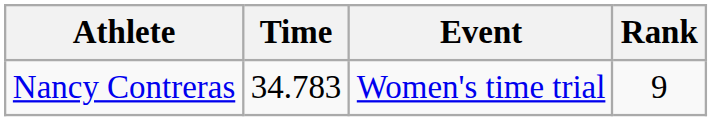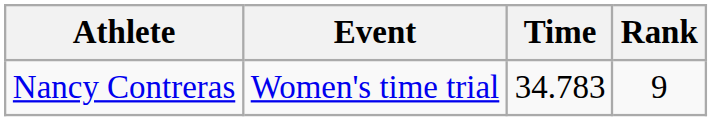columns swapped: (481, 32) <-> (296, 32)
